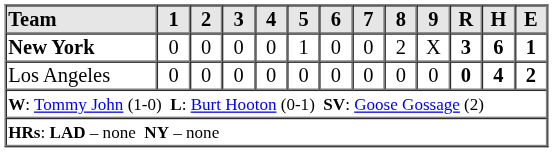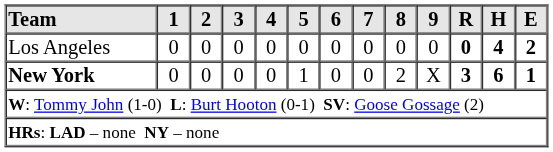rows swapped: (59, 75) <-> (51, 47)
